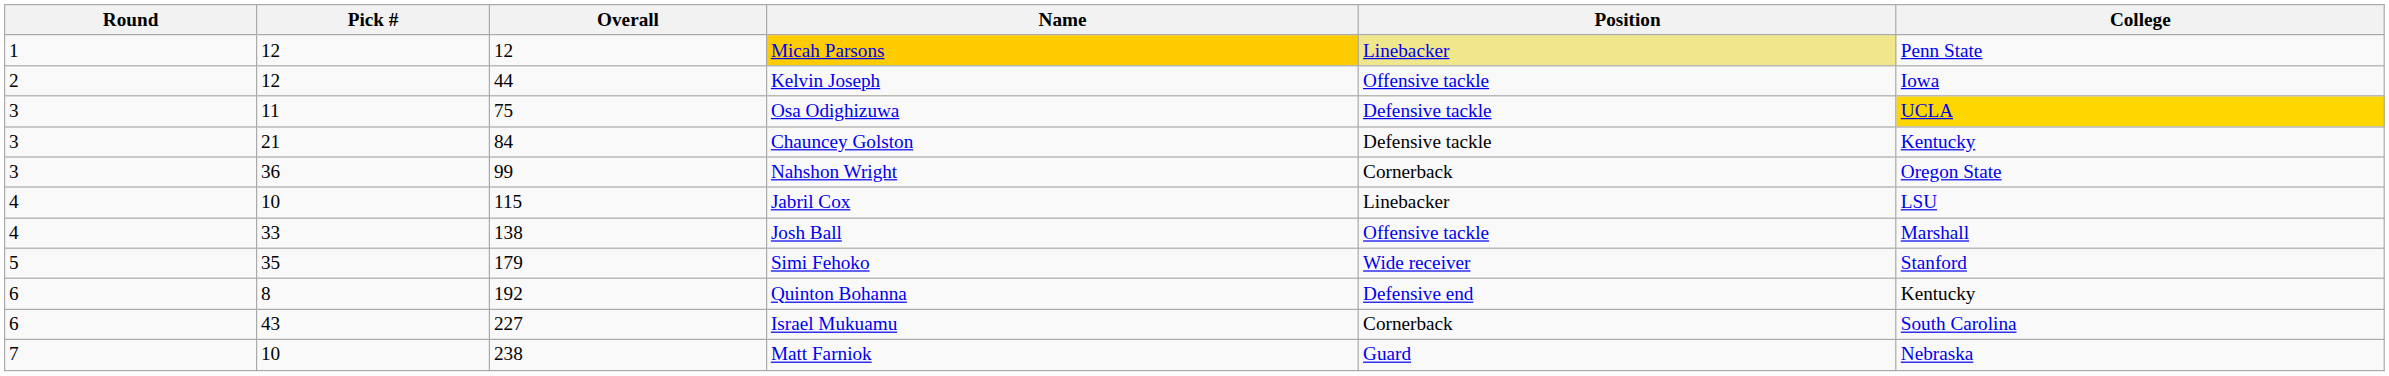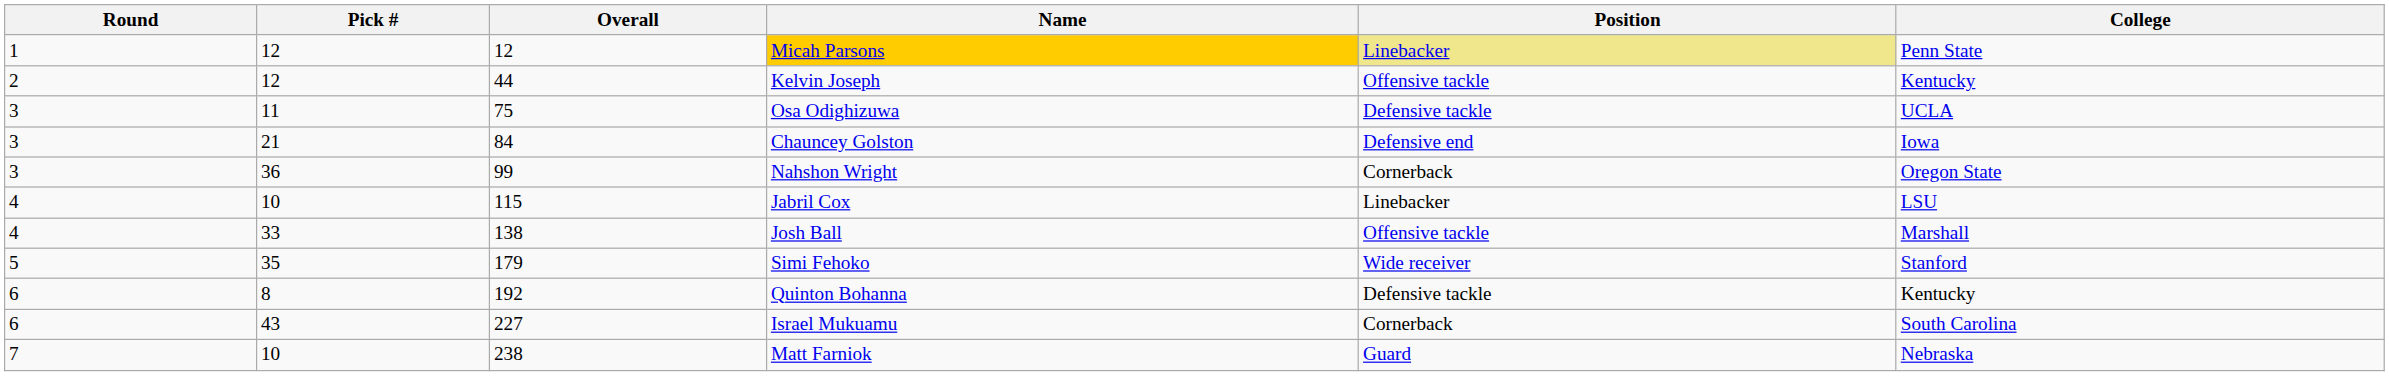(1920, 80) Iowa -> (1938, 80) Kentucky
(1927, 111) gold background -> (1927, 111) no background
(1427, 141) Defensive tackle -> (1418, 141) Defensive end
(1938, 141) Kentucky -> (1920, 141) Iowa
(1418, 293) Defensive end -> (1427, 293) Defensive tackle
